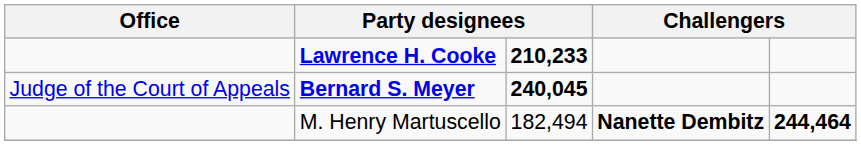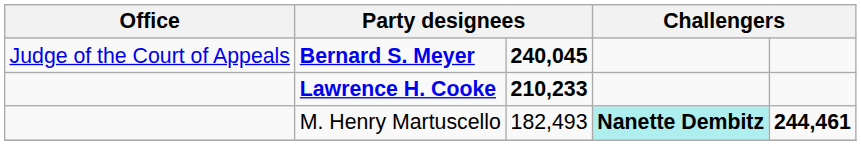rows swapped: (387, 88) <-> (398, 55)
(549, 122) 182,494 -> (549, 122) 182,493
(681, 122) no background -> (681, 122) paleturquoise background
(812, 122) 244,464 -> (812, 122) 244,461
